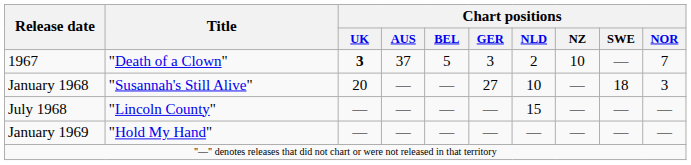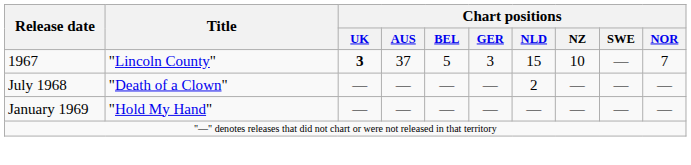(168, 61) "Death of a Clown" -> (162, 61) "Lincoln County"
(534, 61) 2 -> (534, 61) 15
- row: (48, 85)
(162, 108) "Lincoln County" -> (168, 85) "Death of a Clown"
(534, 108) 15 -> (534, 85) 2
